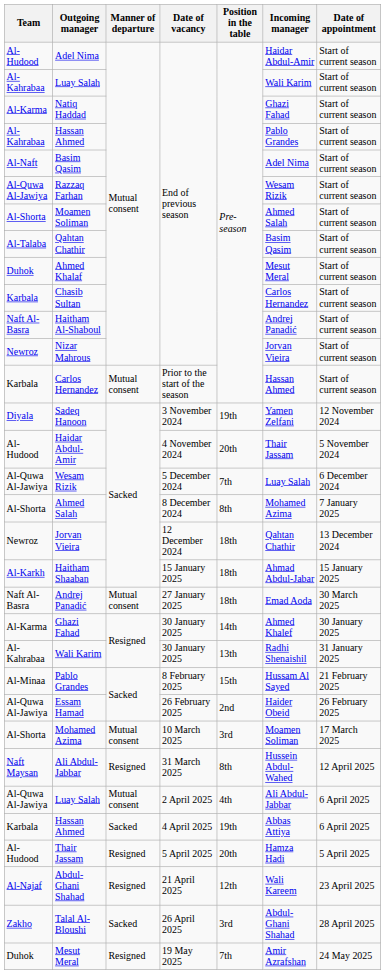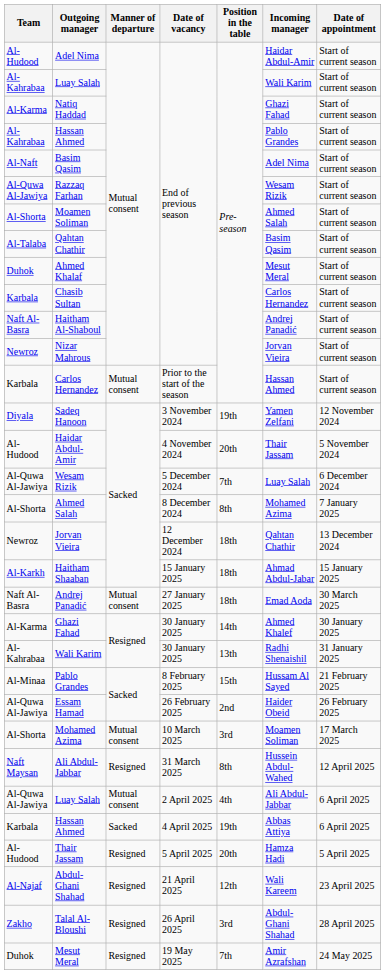(123, 924) Sacked -> (127, 924) Resigned
